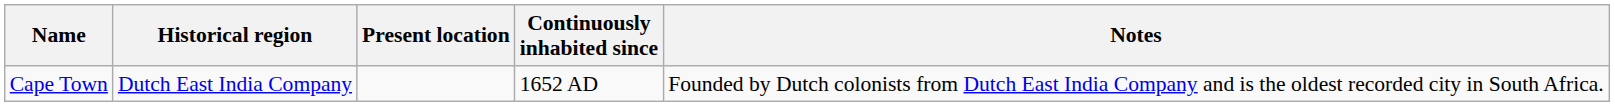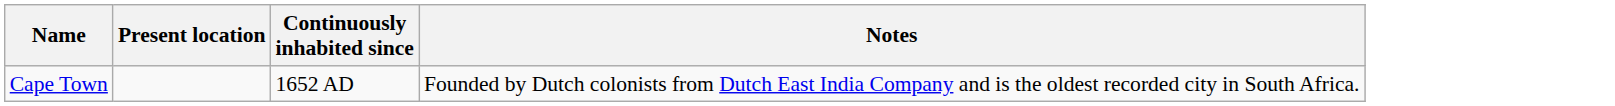- column: (235, 35)
